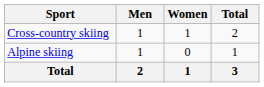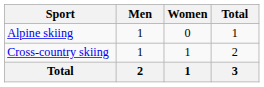rows swapped: (40, 52) <-> (58, 33)
